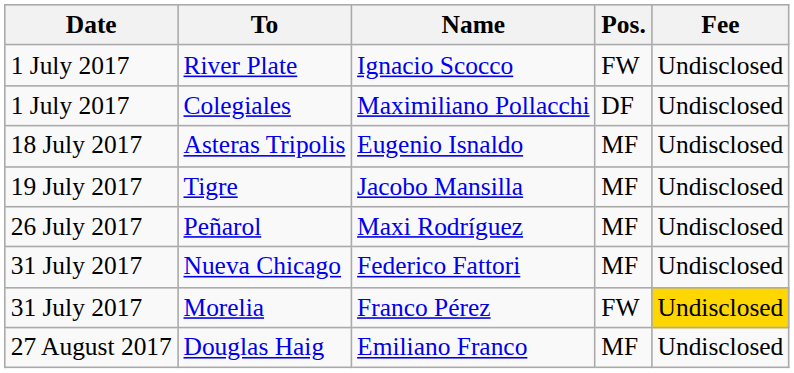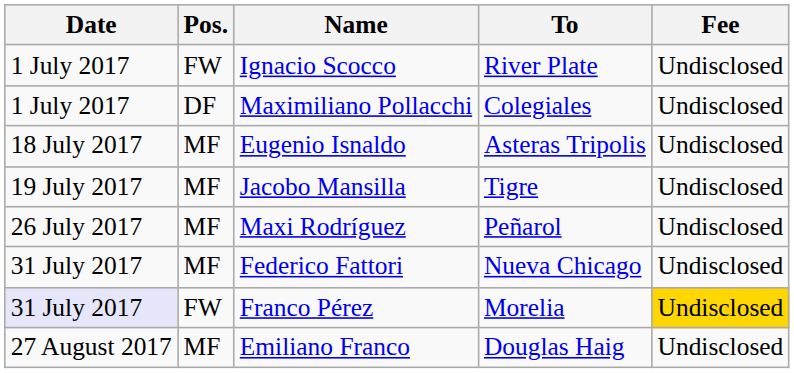columns swapped: (624, 24) <-> (264, 24)
(76, 307) no background -> (76, 307) lavender background
